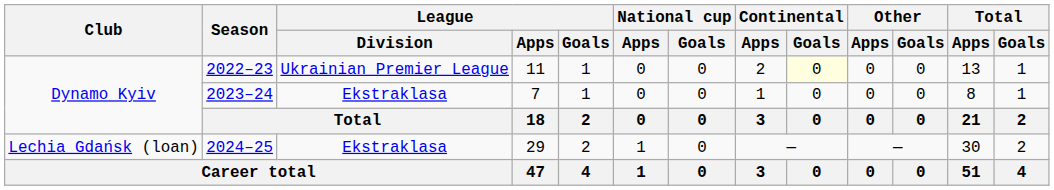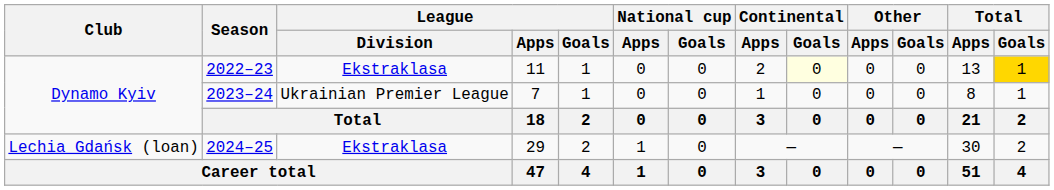(395, 69) Ukrainian Premier League -> (395, 69) Ekstraklasa
(1021, 69) no background -> (1021, 69) gold background
(395, 95) Ekstraklasa -> (395, 95) Ukrainian Premier League
